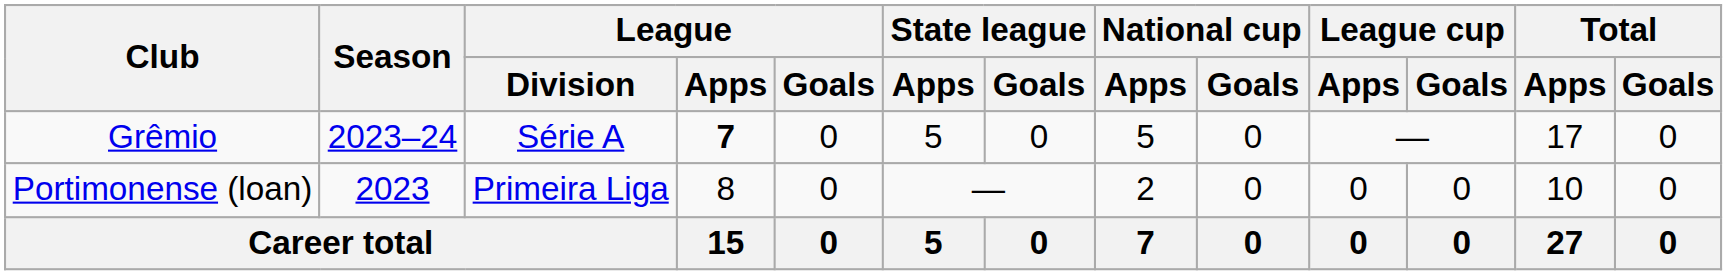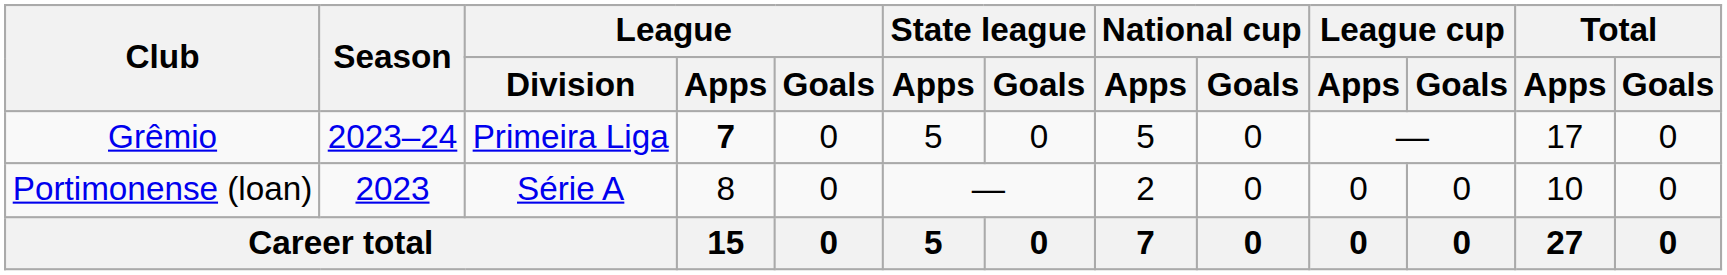(571, 136) Série A -> (571, 136) Primeira Liga
(571, 189) Primeira Liga -> (571, 189) Série A
